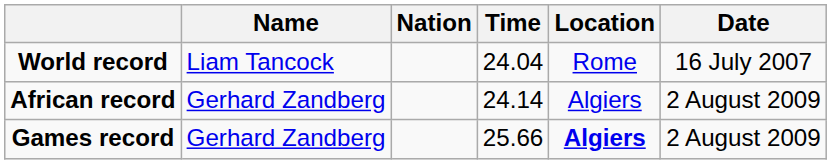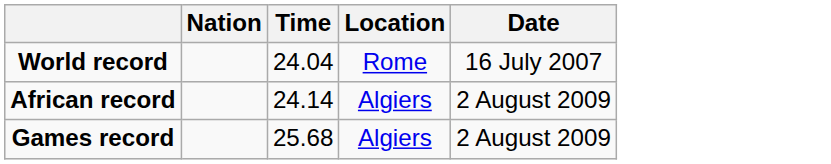- column: (286, 23)
(513, 138) 25.66 -> (303, 138) 25.68
(605, 138) bold -> (395, 138) normal
